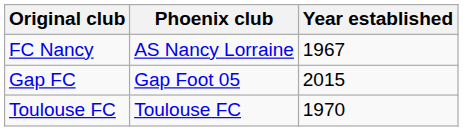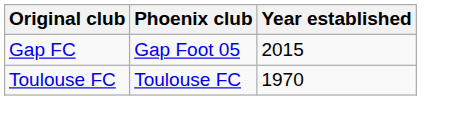- row: (51, 49)
